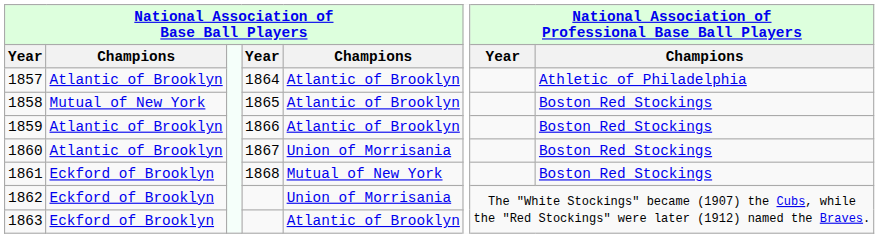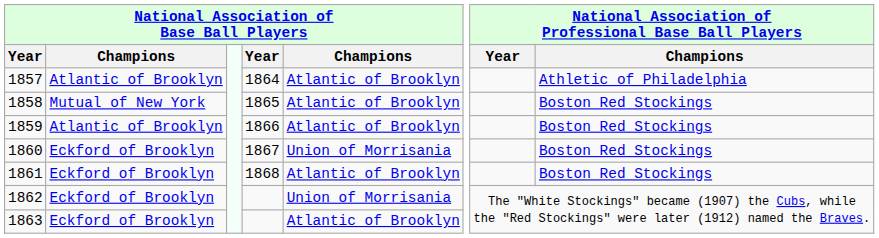(136, 151) Atlantic of Brooklyn -> (132, 151) Eckford of Brooklyn
(365, 174) Mutual of New York -> (373, 174) Atlantic of Brooklyn
